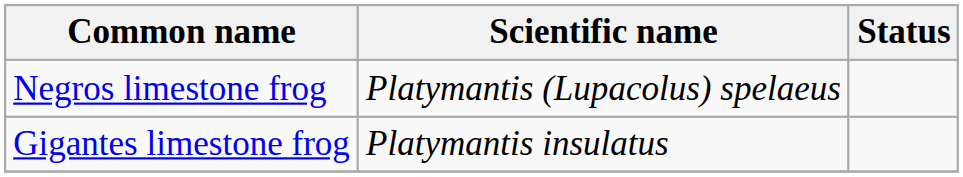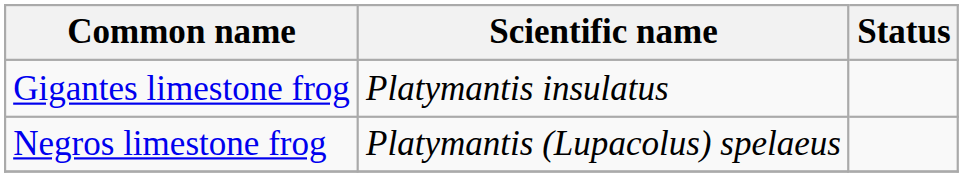rows swapped: (182, 143) <-> (170, 87)
